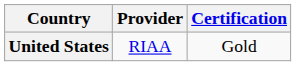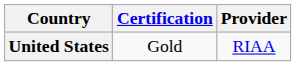columns swapped: (150, 18) <-> (239, 18)
